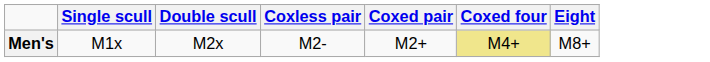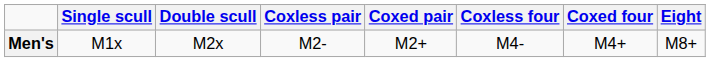+ column: (510, 17)
(504, 43) khaki background -> (610, 43) no background
